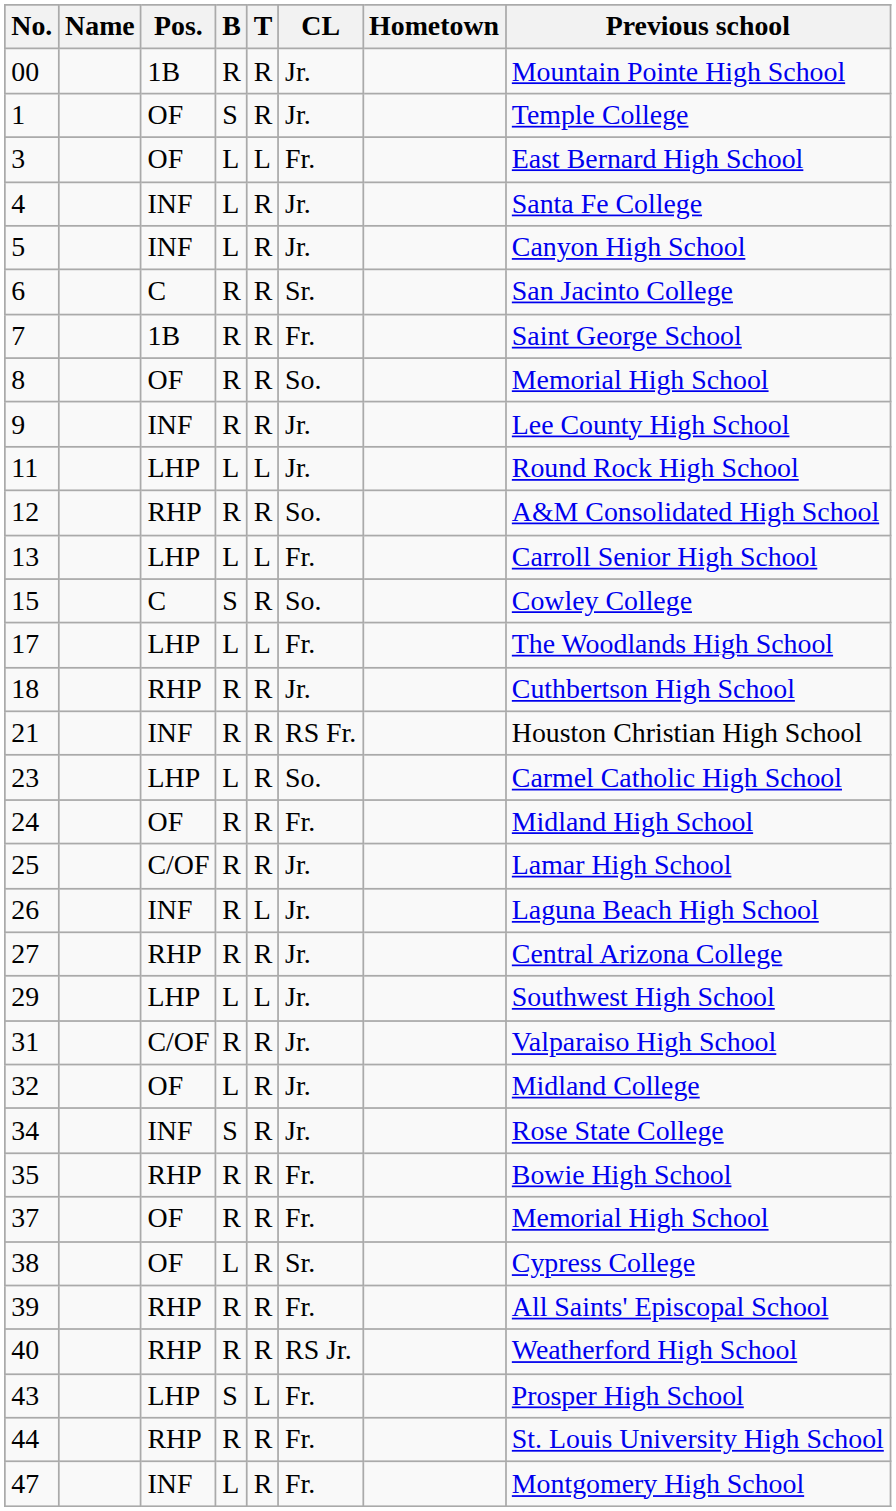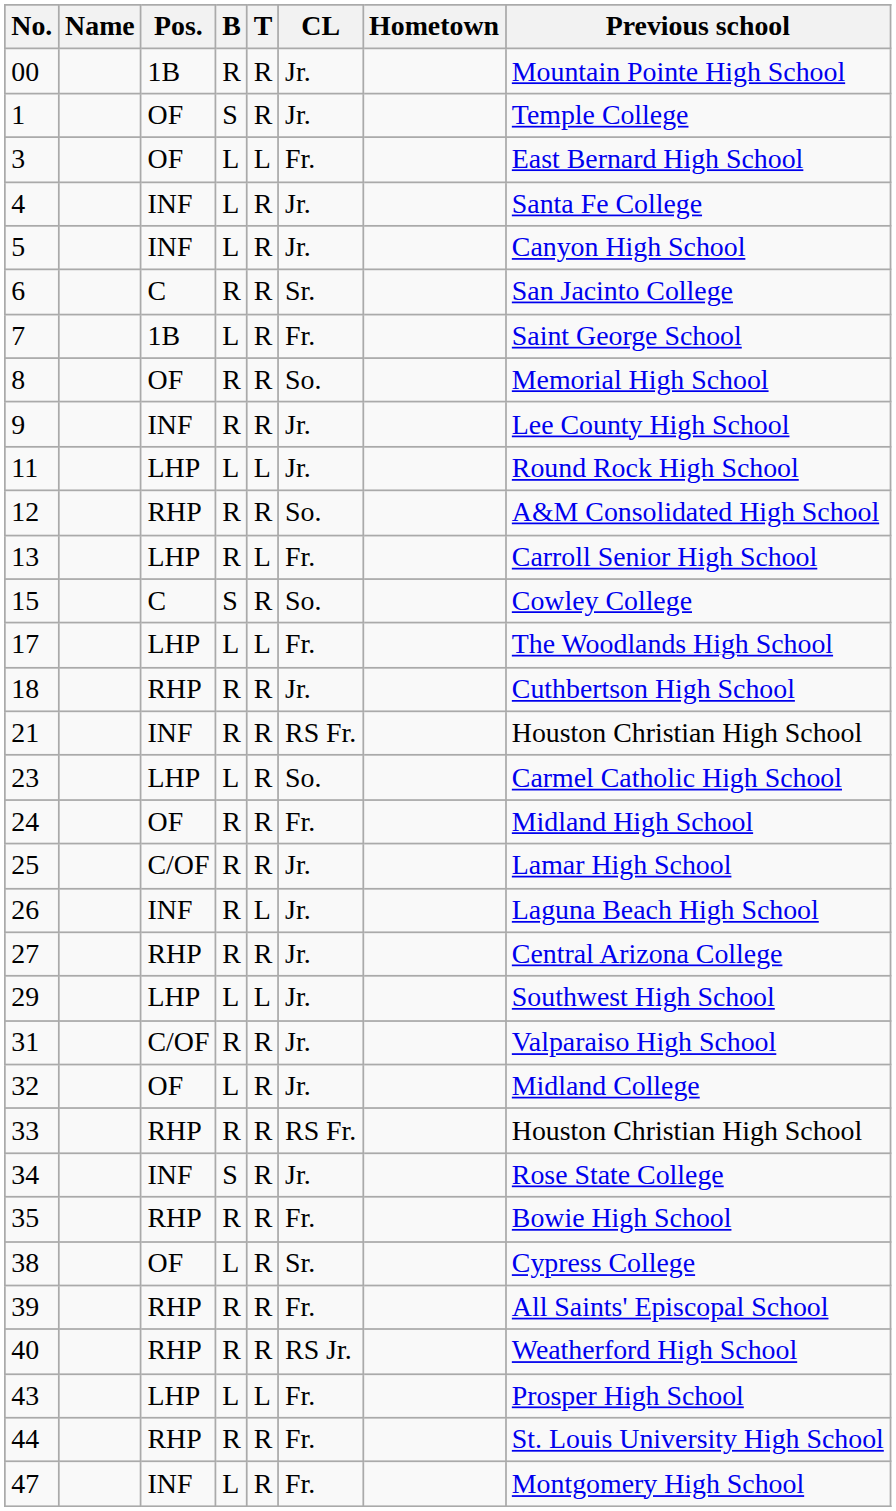(232, 335) R -> (231, 335) L
(231, 556) L -> (232, 556) R
+ row: (25, 1130)
- row: (25, 1218)
(230, 1395) S -> (231, 1395) L
